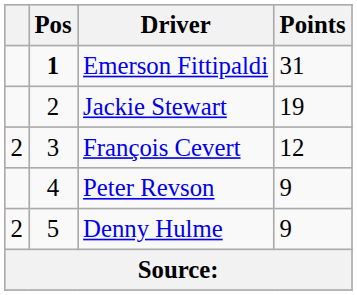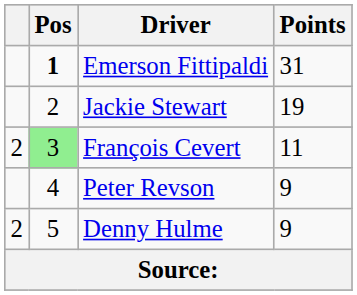(53, 147) no background -> (53, 147) lightgreen background
(292, 147) 12 -> (292, 147) 11
